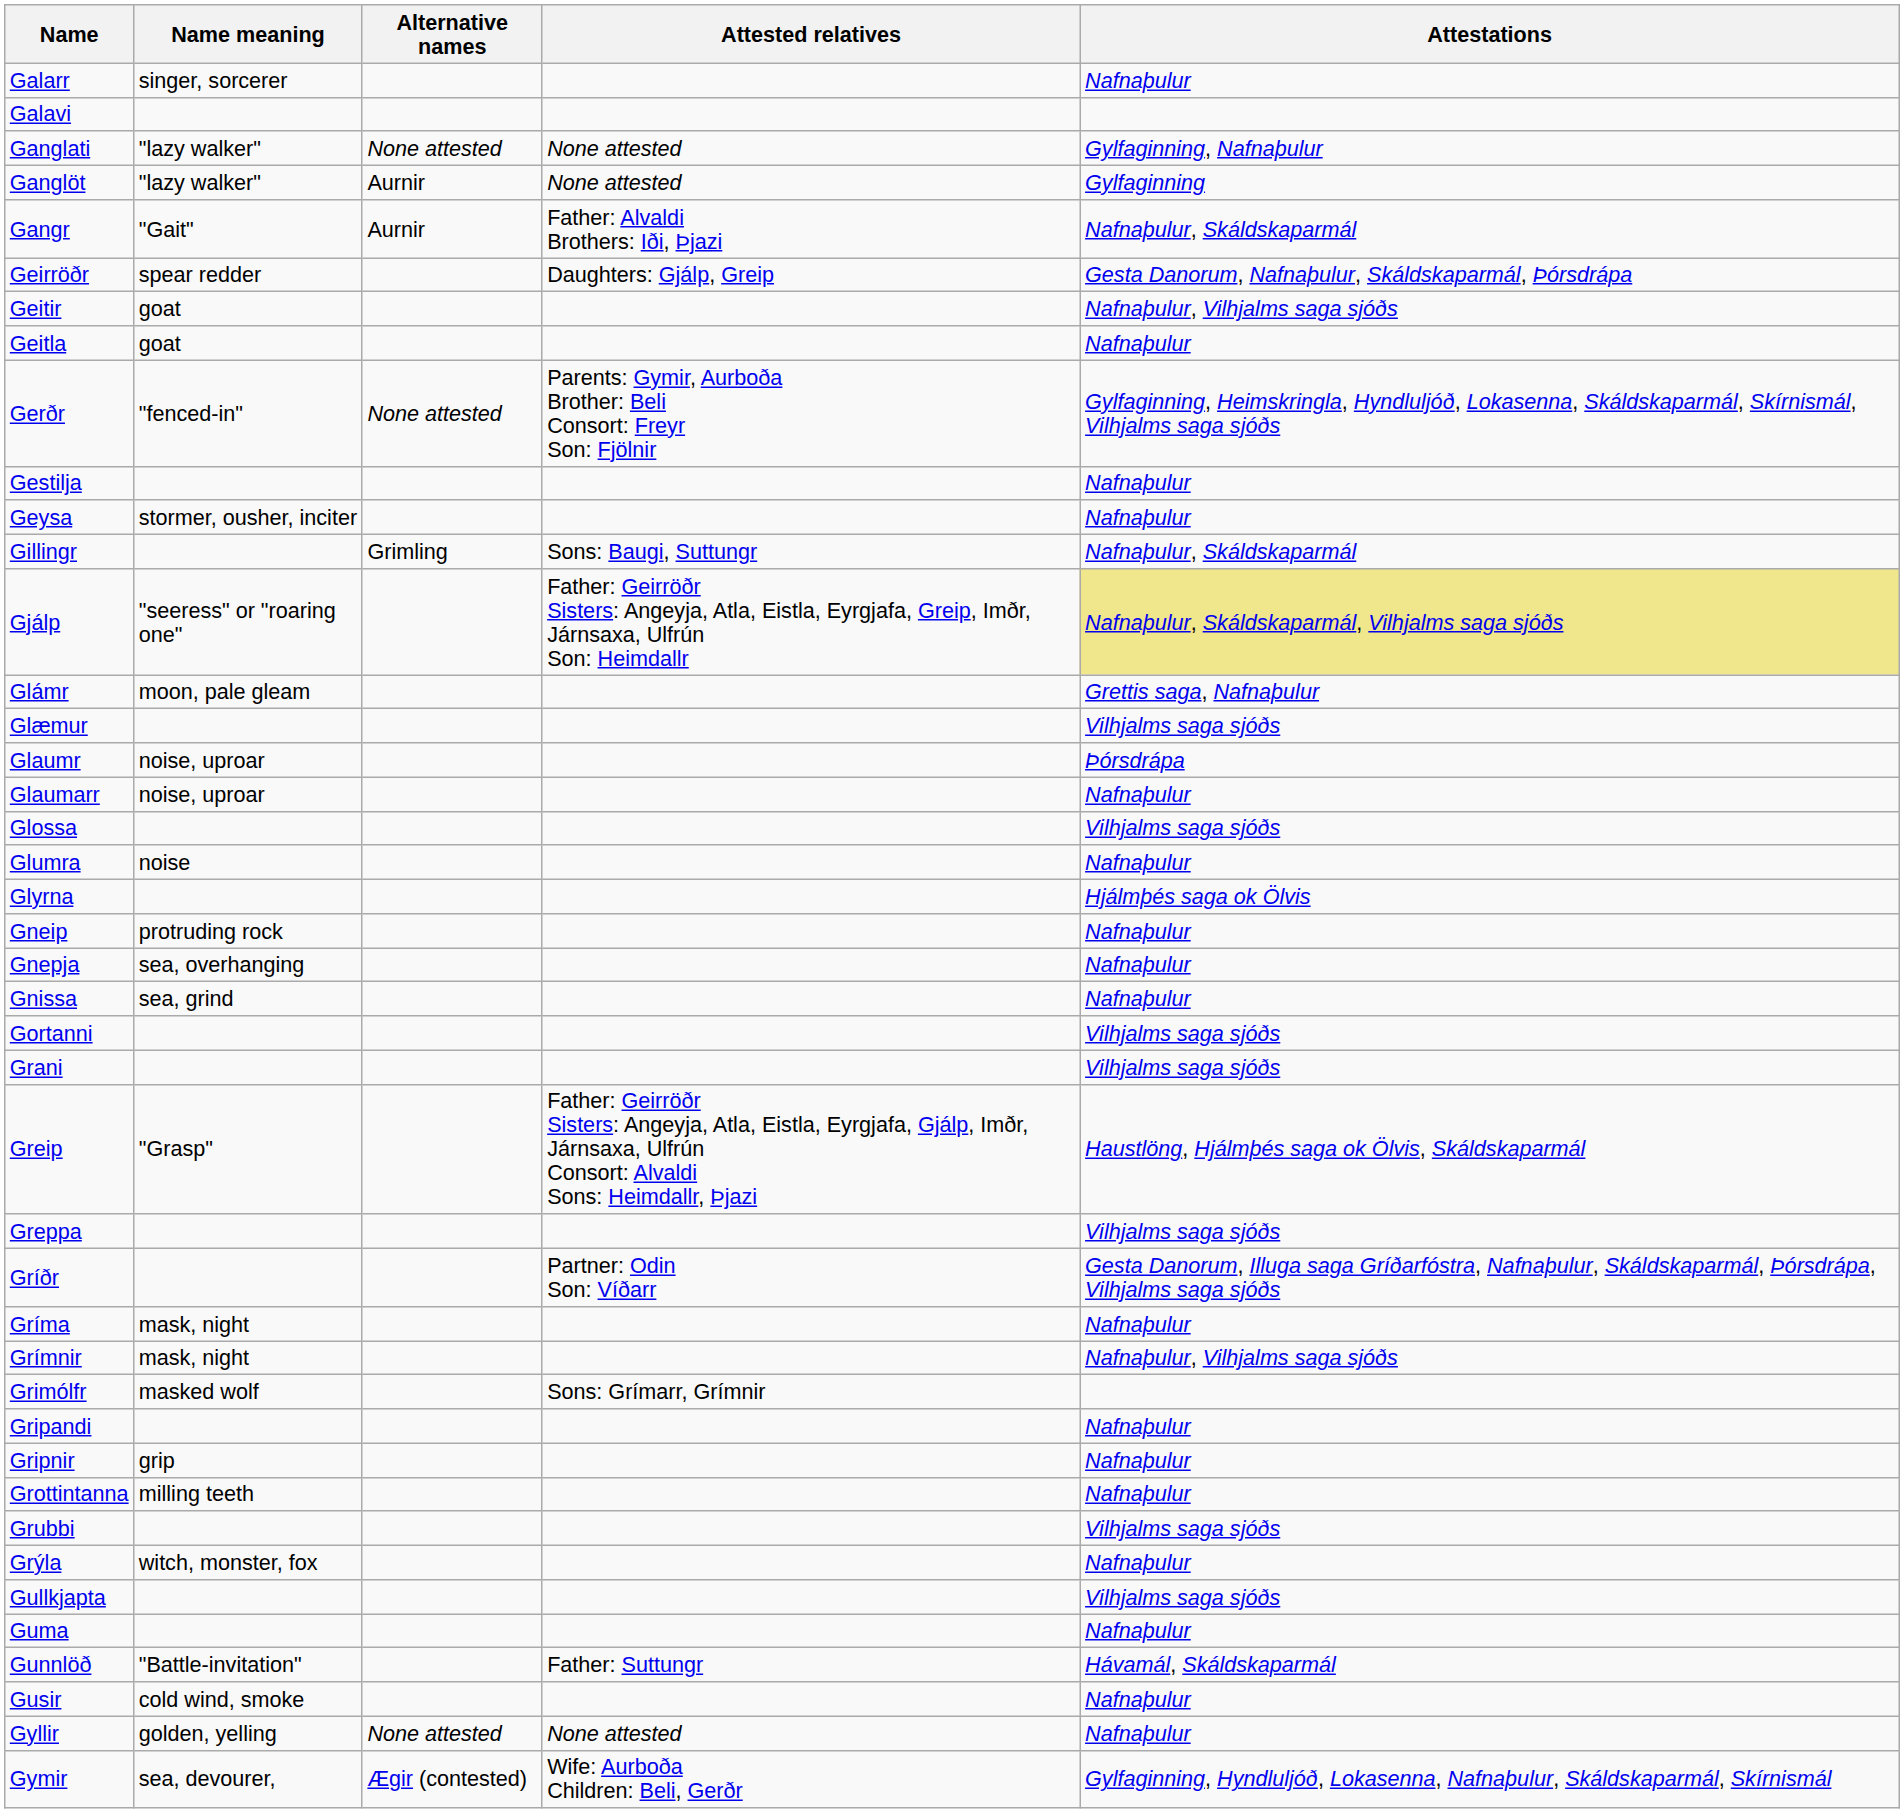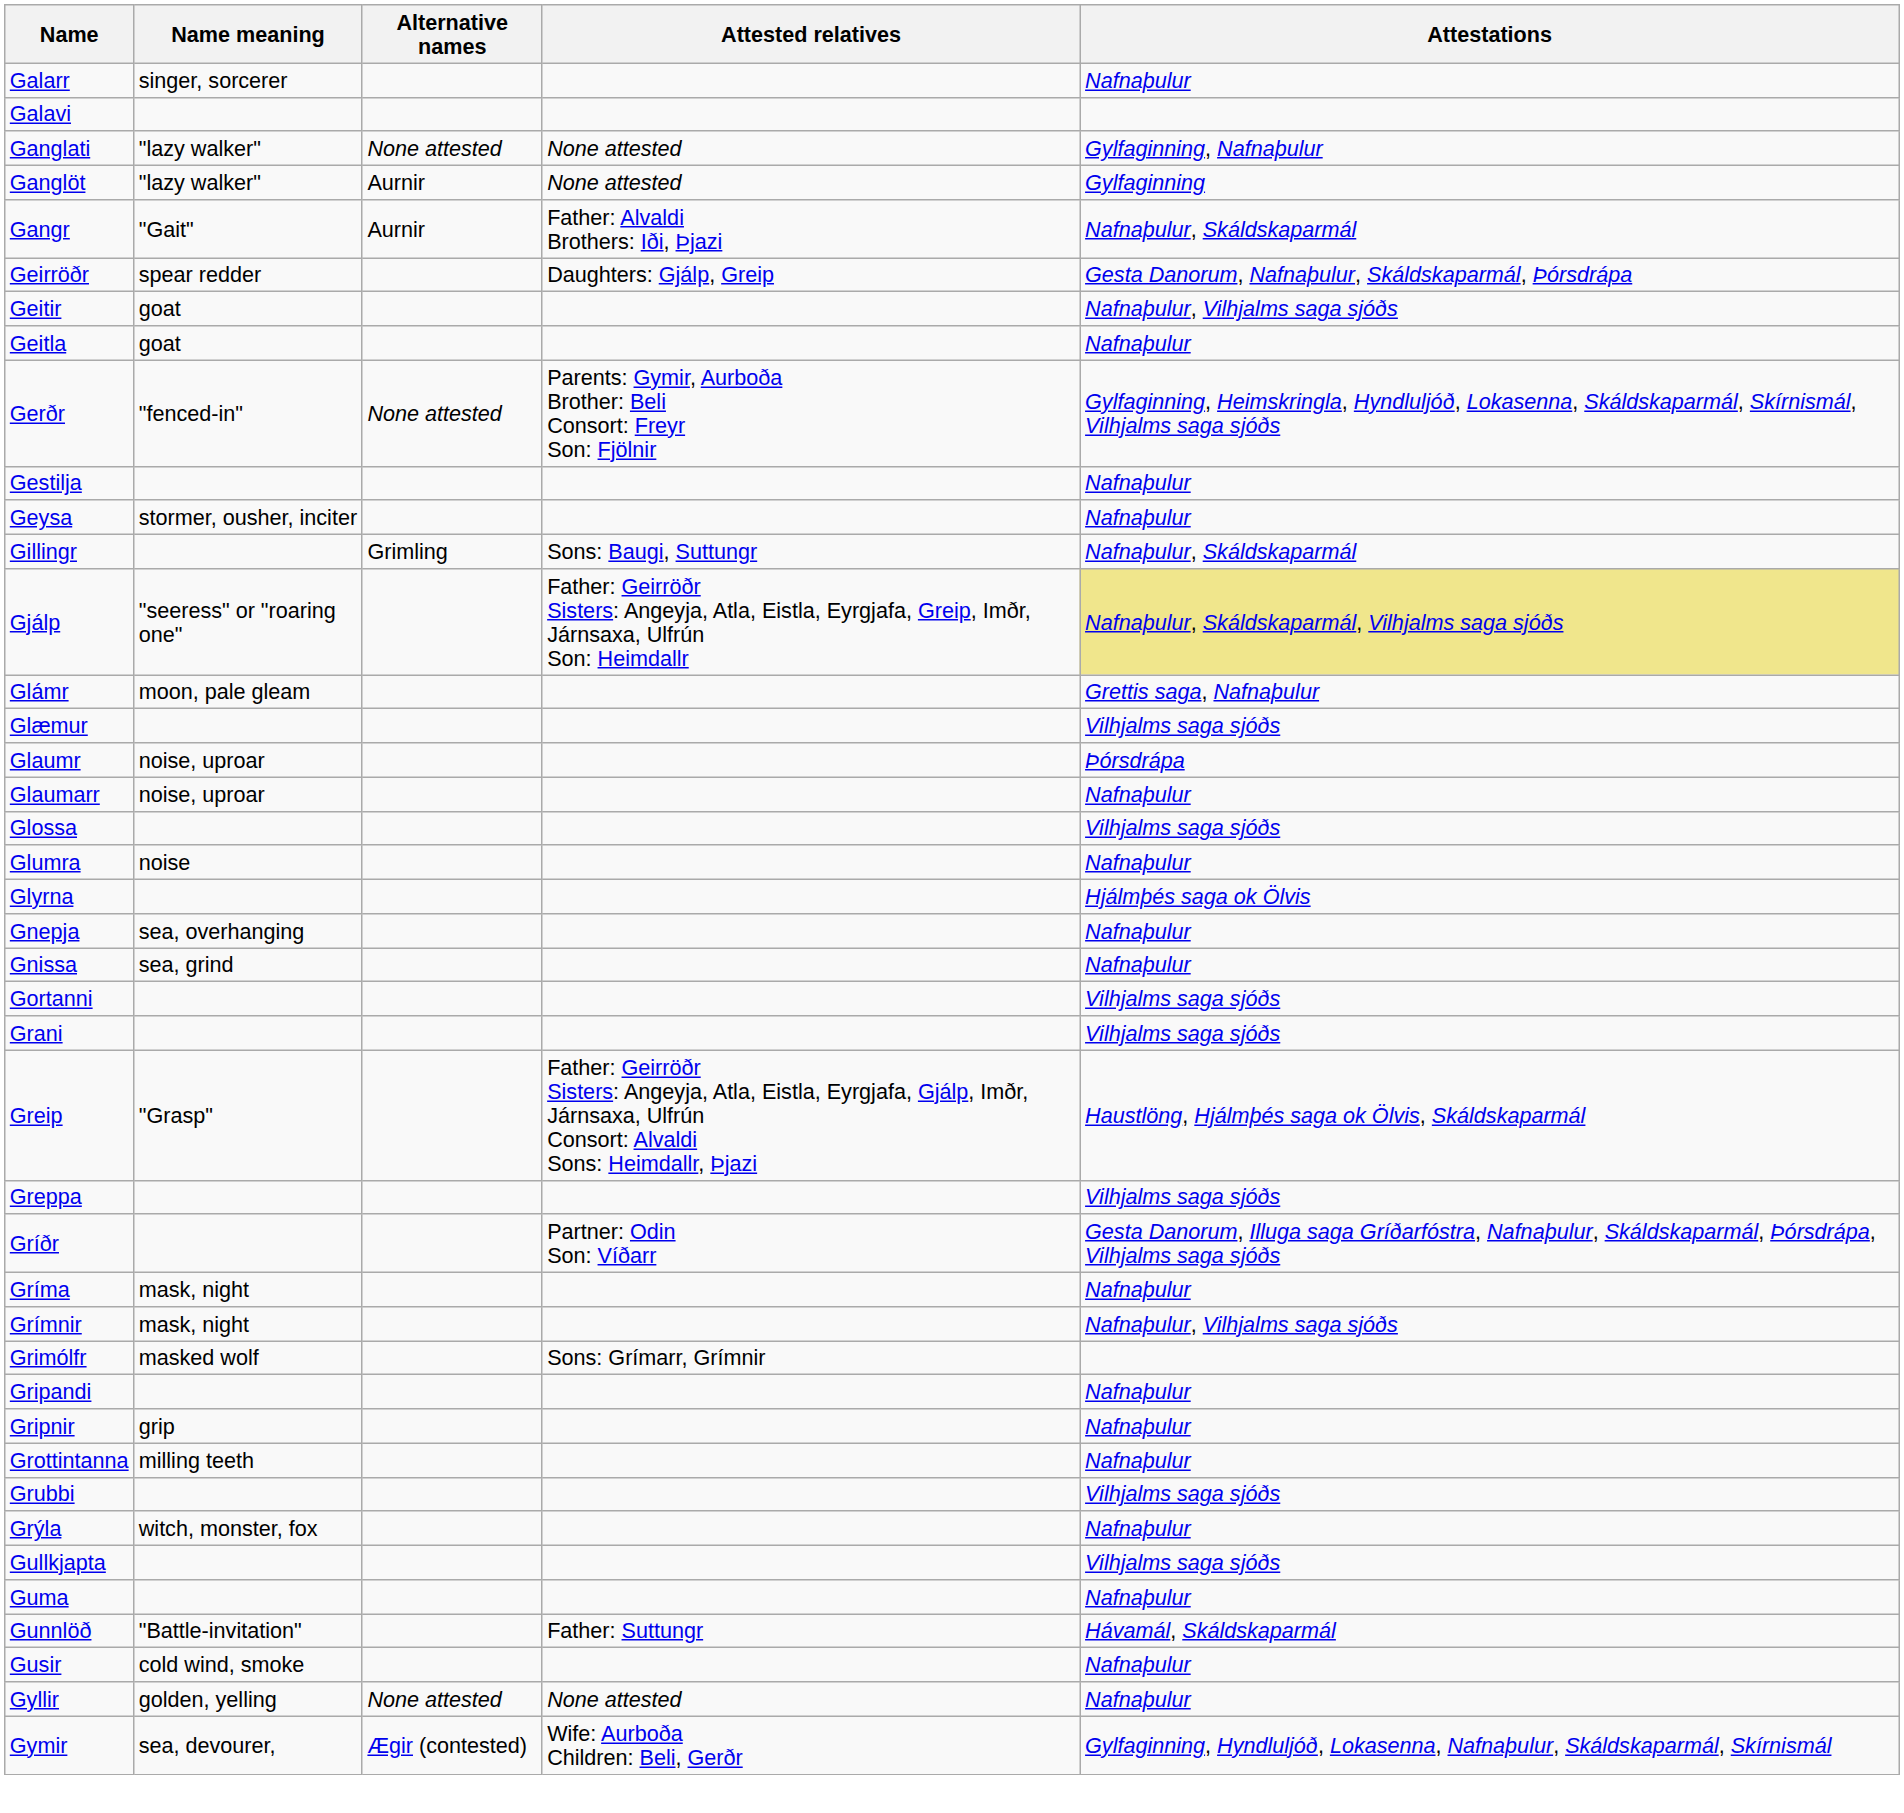- row: (39, 931)
